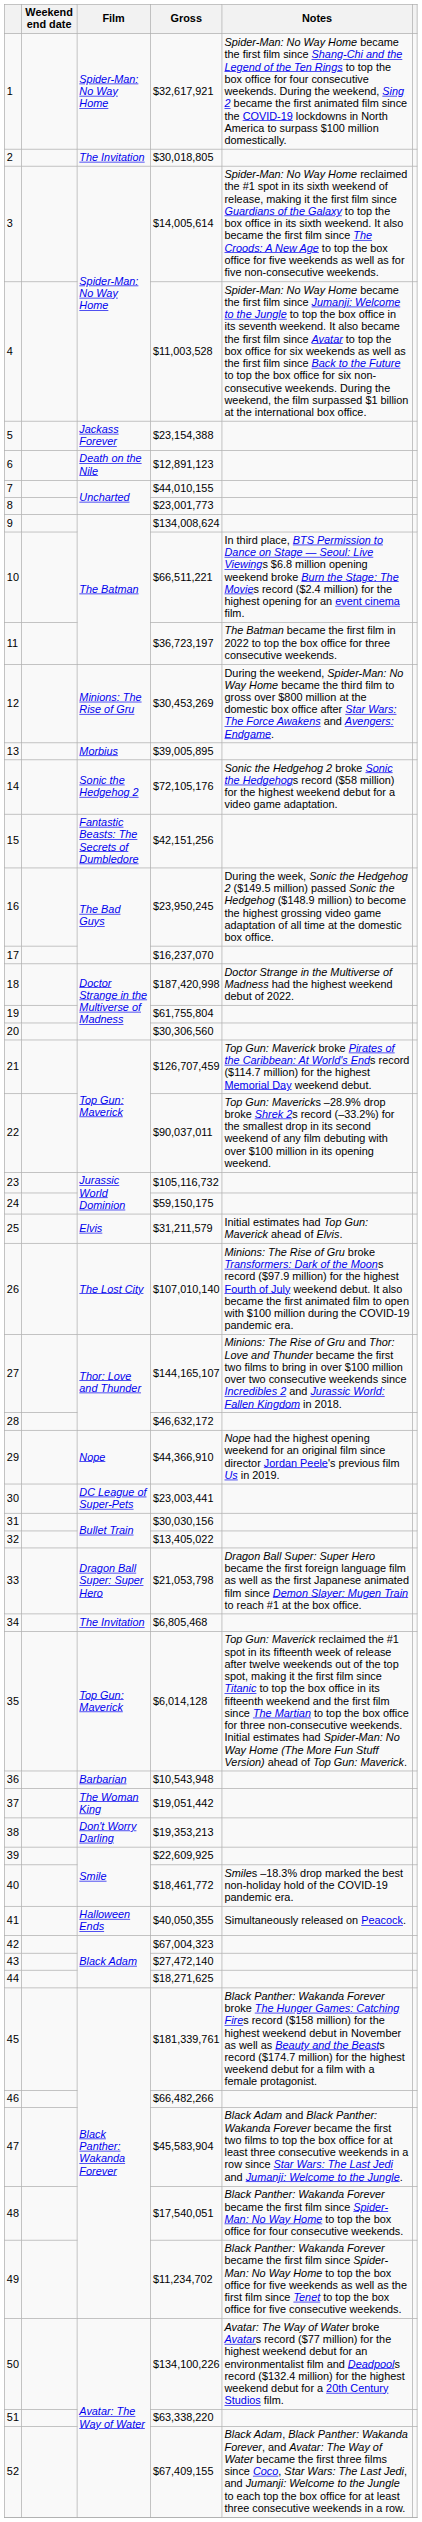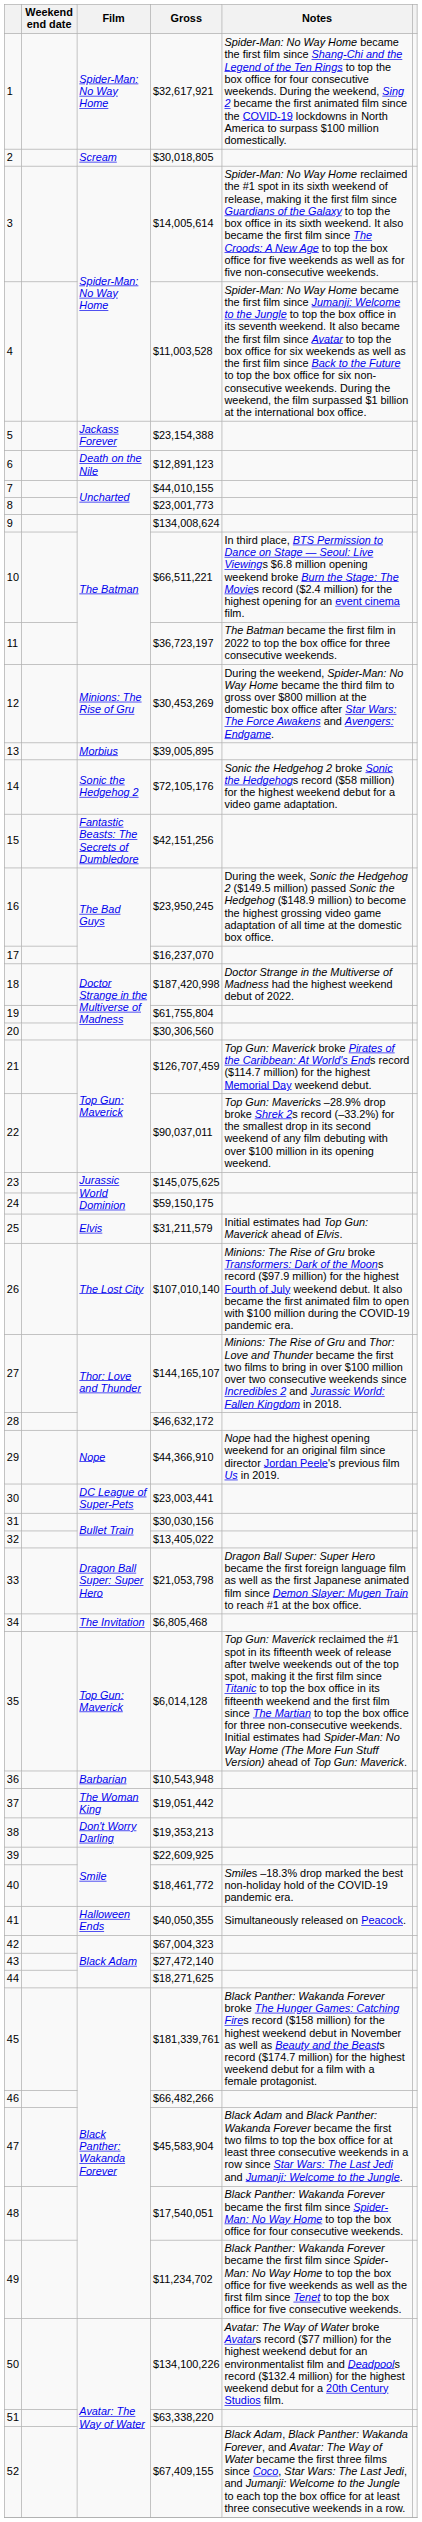(112, 157) The Invitation -> (98, 157) Scream
(186, 1182) $105,116,732 -> (186, 1182) $145,075,625
